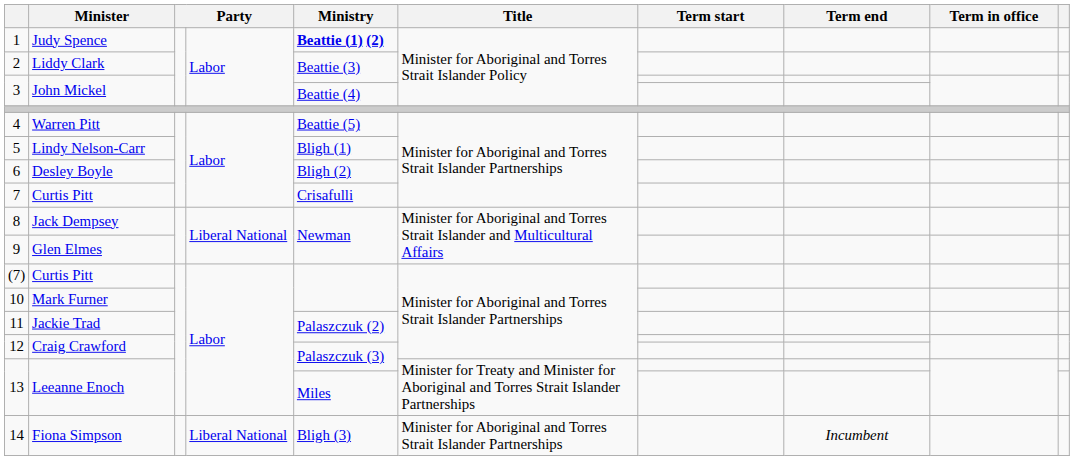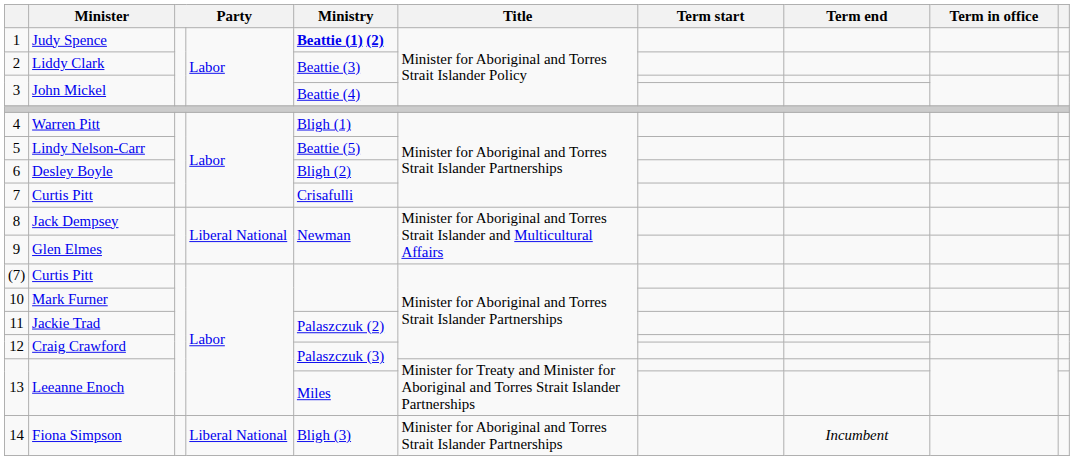(329, 124) Beattie (5) -> (324, 124) Bligh (1)
(324, 148) Bligh (1) -> (329, 148) Beattie (5)
